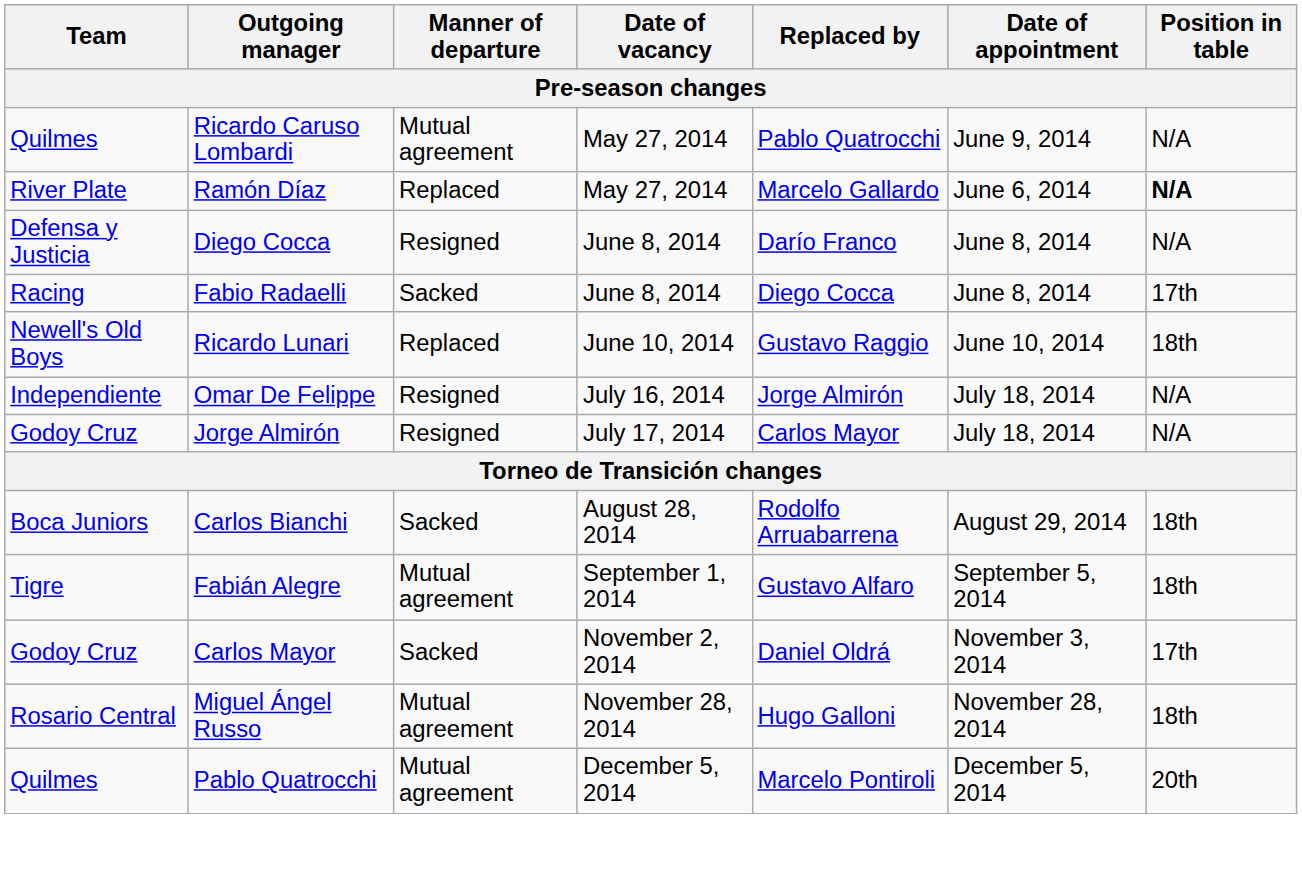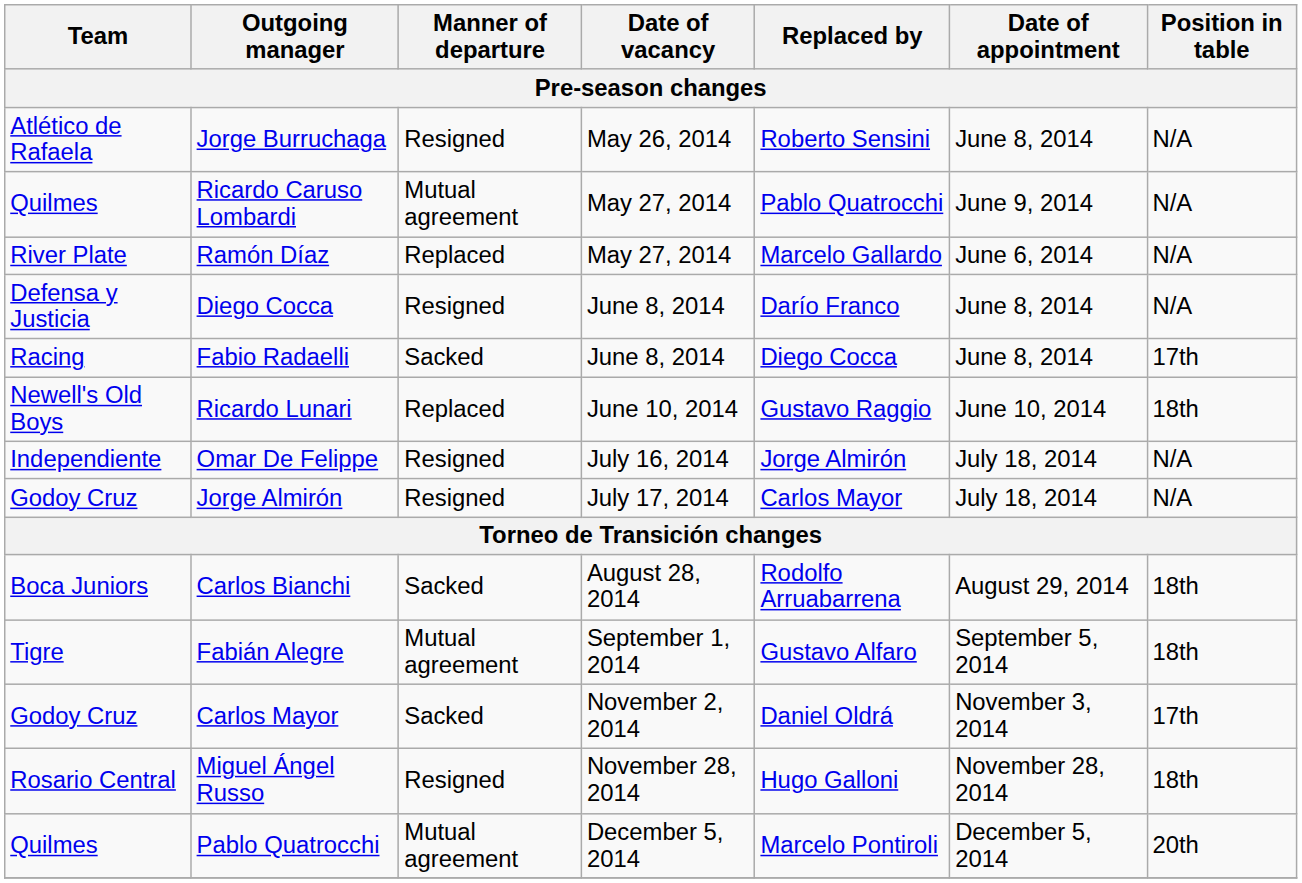+ row: (291, 139)
(1172, 190) bold -> (1172, 255) normal
(456, 716) Mutual agreement -> (455, 780) Resigned
